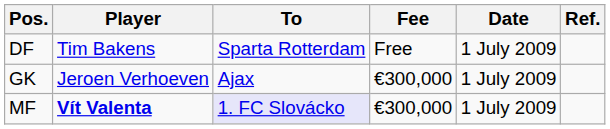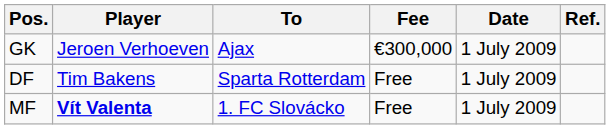rows swapped: (22, 78) <-> (21, 49)
(281, 108) lavender background -> (281, 108) no background
(413, 108) €300,000 -> (393, 108) Free
